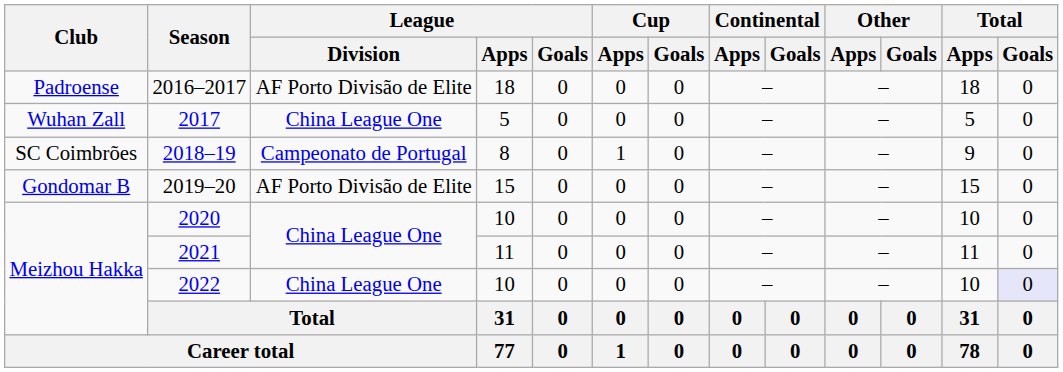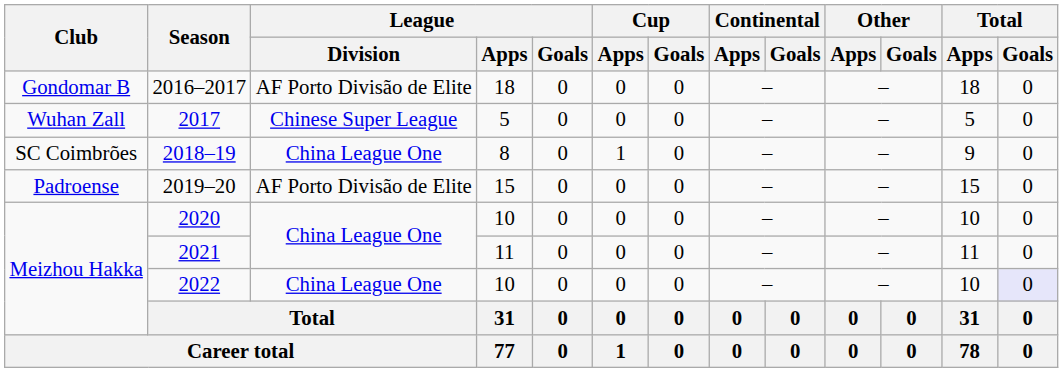(76, 86) Padroense -> (76, 86) Gondomar B
(364, 119) China League One -> (364, 119) Chinese Super League
(364, 152) Campeonato de Portugal -> (364, 152) China League One
(76, 185) Gondomar B -> (76, 185) Padroense
